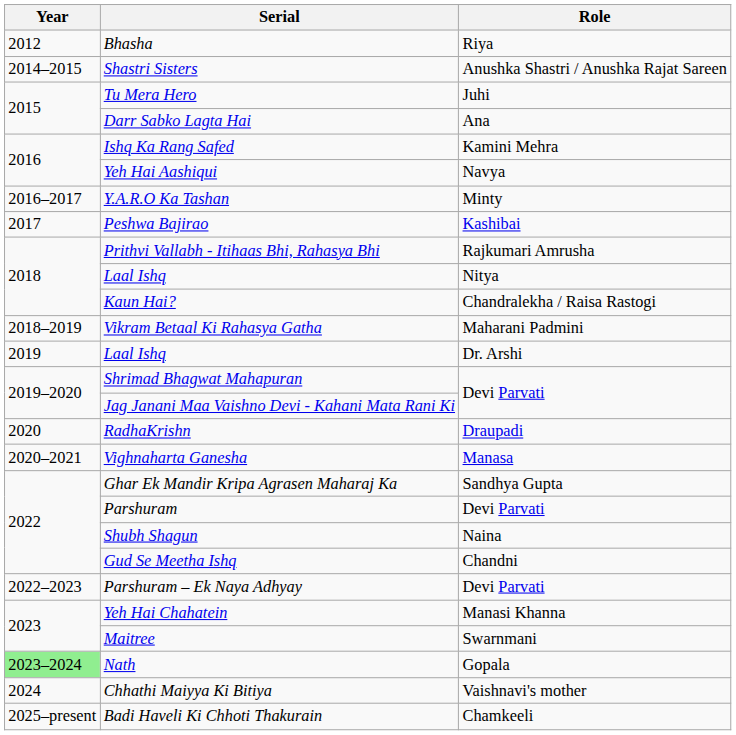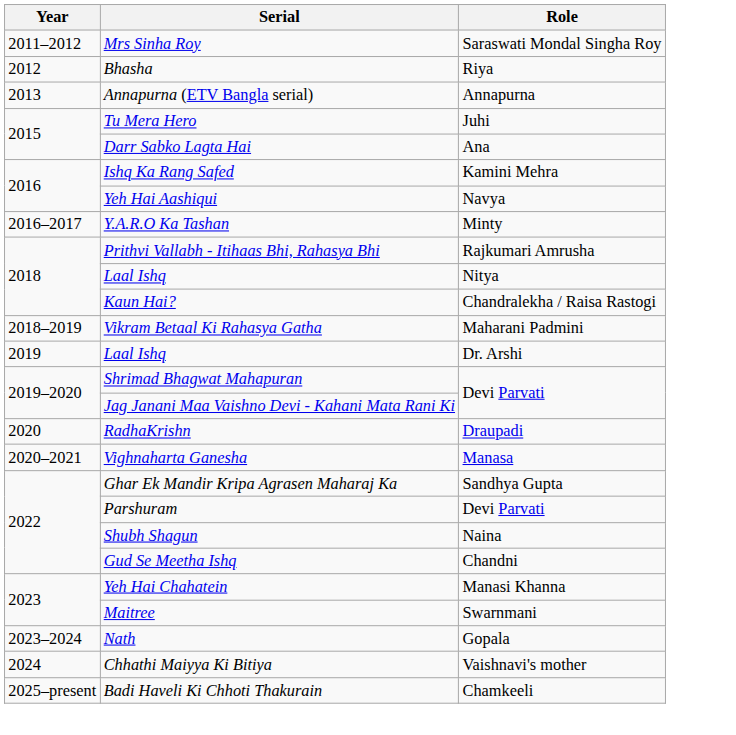+ row: (152, 43)
+ row: (209, 95)
- row: (151, 69)
- row: (156, 224)
- row: (203, 586)
(45, 664) lightgreen background -> (45, 638) no background
